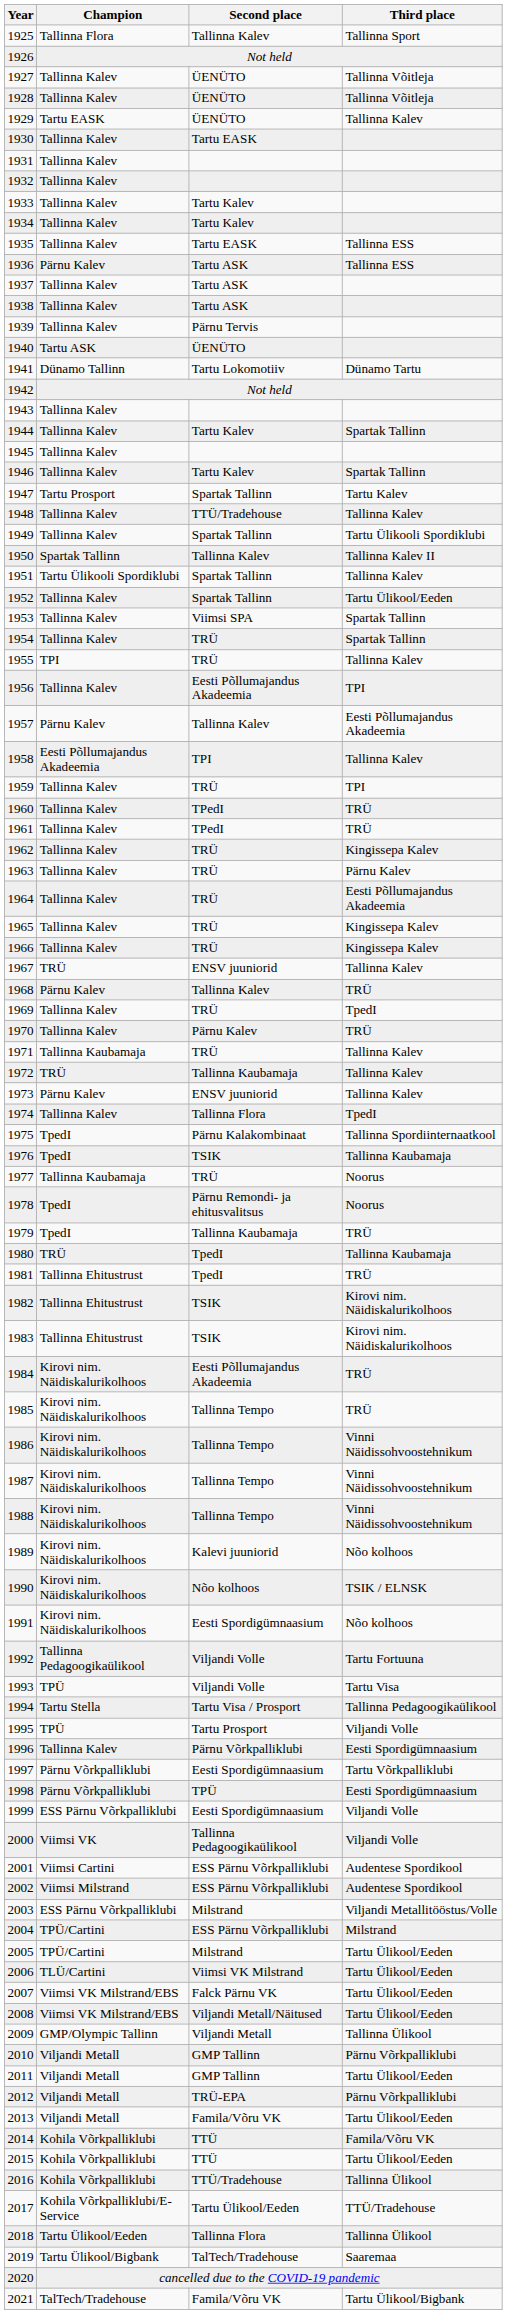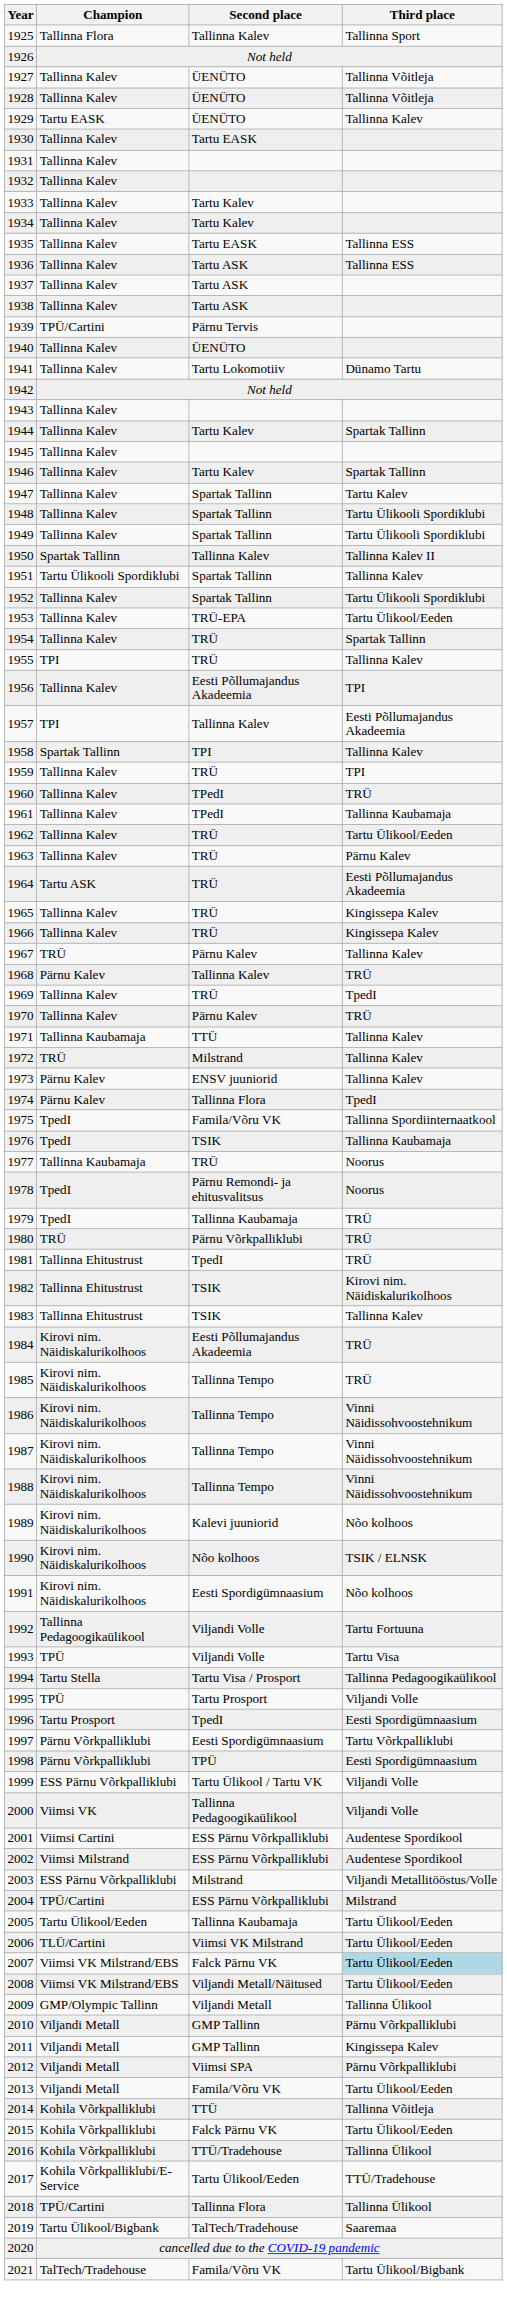(72, 264) Pärnu Kalev -> (78, 264) Tallinna Kalev
(78, 327) Tallinna Kalev -> (72, 327) TPÜ/Cartini
(68, 347) Tartu ASK -> (78, 347) Tallinna Kalev
(82, 368) Dünamo Tallinn -> (78, 368) Tallinna Kalev
(77, 493) Tartu Prosport -> (78, 493) Tallinna Kalev
(237, 514) TTÜ/Tradehouse -> (232, 514) Spartak Tallinn
(384, 514) Tallinna Kalev -> (415, 514) Tartu Ülikooli Spordiklubi
(399, 597) Tartu Ülikool/Eeden -> (415, 597) Tartu Ülikooli Spordiklubi
(222, 618) Viimsi SPA -> (219, 618) TRÜ-EPA
(385, 618) Spartak Tallinn -> (399, 618) Tartu Ülikool/Eeden
(72, 723) Pärnu Kalev -> (50, 723) TPI
(93, 759) Eesti Põllumajandus Akadeemia -> (80, 751) Spartak Tallinn
(358, 829) TRÜ -> (398, 814) Tallinna Kaubamaja
(392, 849) Kingissepa Kalev -> (399, 835) Tartu Ülikool/Eeden
(78, 898) Tallinna Kalev -> (68, 884) Tartu ASK
(235, 968) ENSV juuniorid -> (224, 953) Pärnu Kalev
(205, 1051) TRÜ -> (205, 1037) TTÜ
(245, 1072) Tallinna Kaubamaja -> (217, 1057) Milstrand
(78, 1114) Tallinna Kalev -> (72, 1099) Pärnu Kalev
(249, 1135) Pärnu Kalakombinaat -> (236, 1120) Famila/Võru VK
(207, 1253) TpedI -> (247, 1239) Pärnu Võrkpalliklubi
(398, 1253) Tallinna Kaubamaja -> (358, 1239) TRÜ
(399, 1338) Kirovi nim. Näidiskalurikolhoos -> (384, 1316) Tallinna Kalev
(78, 1749) Tallinna Kalev -> (77, 1719) Tartu Prosport
(247, 1749) Pärnu Võrkpalliklubi -> (207, 1719) TpedI
(258, 1811) Eesti Spordigümnaasium -> (257, 1782) Tartu Ülikool / Tartu VK
(72, 1951) TPÜ/Cartini -> (93, 1921) Tartu Ülikool/Eeden
(217, 1951) Milstrand -> (245, 1921) Tallinna Kaubamaja
(399, 1992) no background -> (399, 1963) lightblue background
(399, 2076) Tartu Ülikool/Eeden -> (392, 2046) Kingissepa Kalev
(219, 2096) TRÜ-EPA -> (222, 2067) Viimsi SPA
(390, 2138) Famila/Võru VK -> (389, 2108) Tallinna Võitleja
(205, 2159) TTÜ -> (234, 2129) Falck Pärnu VK
(93, 2236) Tartu Ülikool/Eeden -> (72, 2206) TPÜ/Cartini
